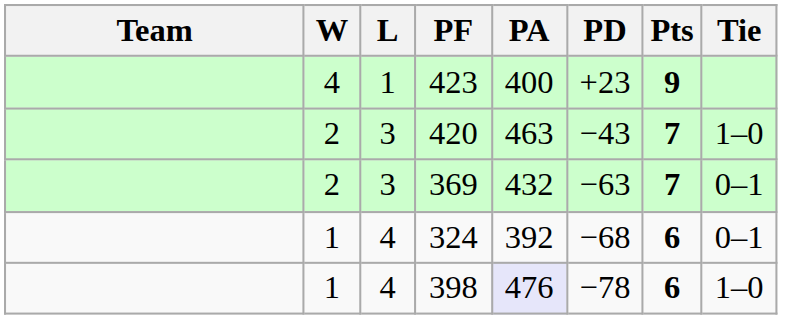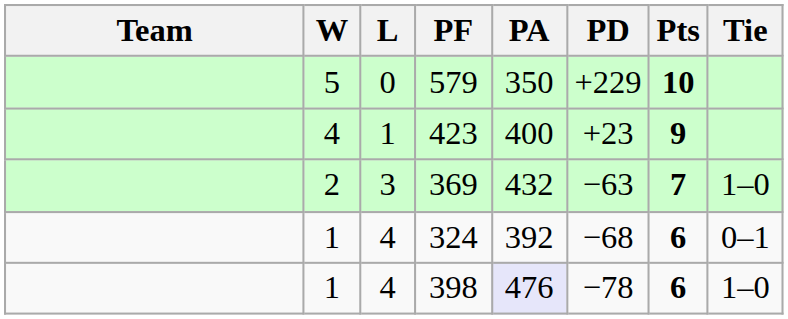+ row: (453, 81)
- row: (453, 133)
(739, 184) 0–1 -> (745, 184) 1–0
